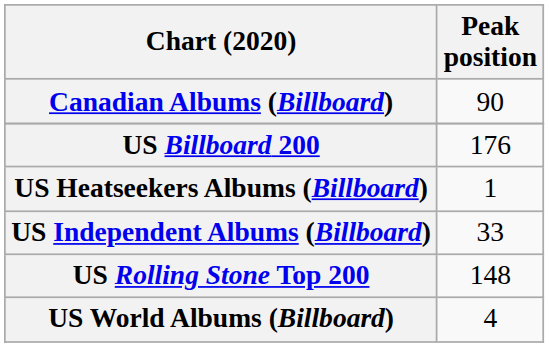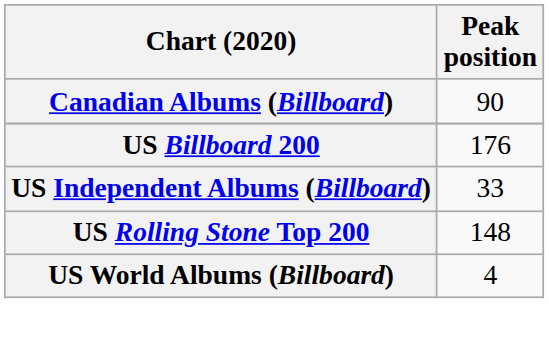- row: (221, 188)
